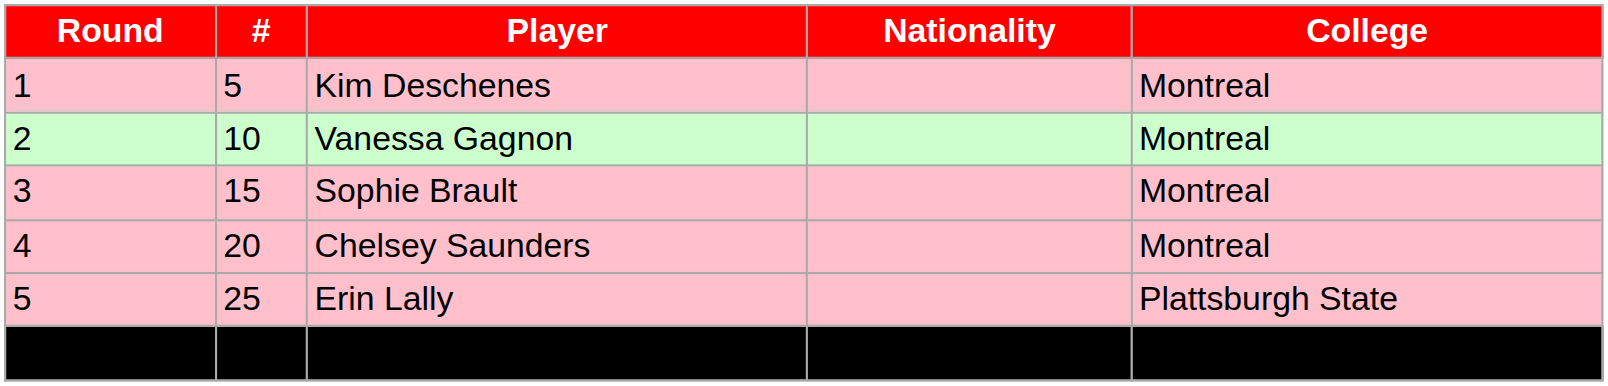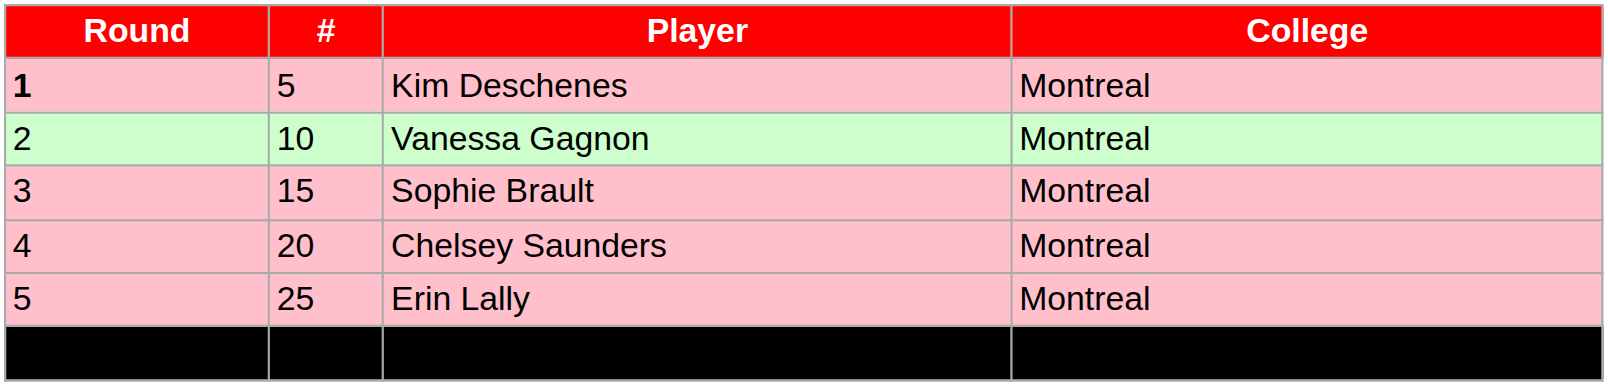- column: (969, 31)
(22, 84) normal -> (22, 84) bold
(1268, 298) Plattsburgh State -> (1085, 298) Montreal
(1205, 352) Montreal -> (1149, 352) Plattsburgh State
